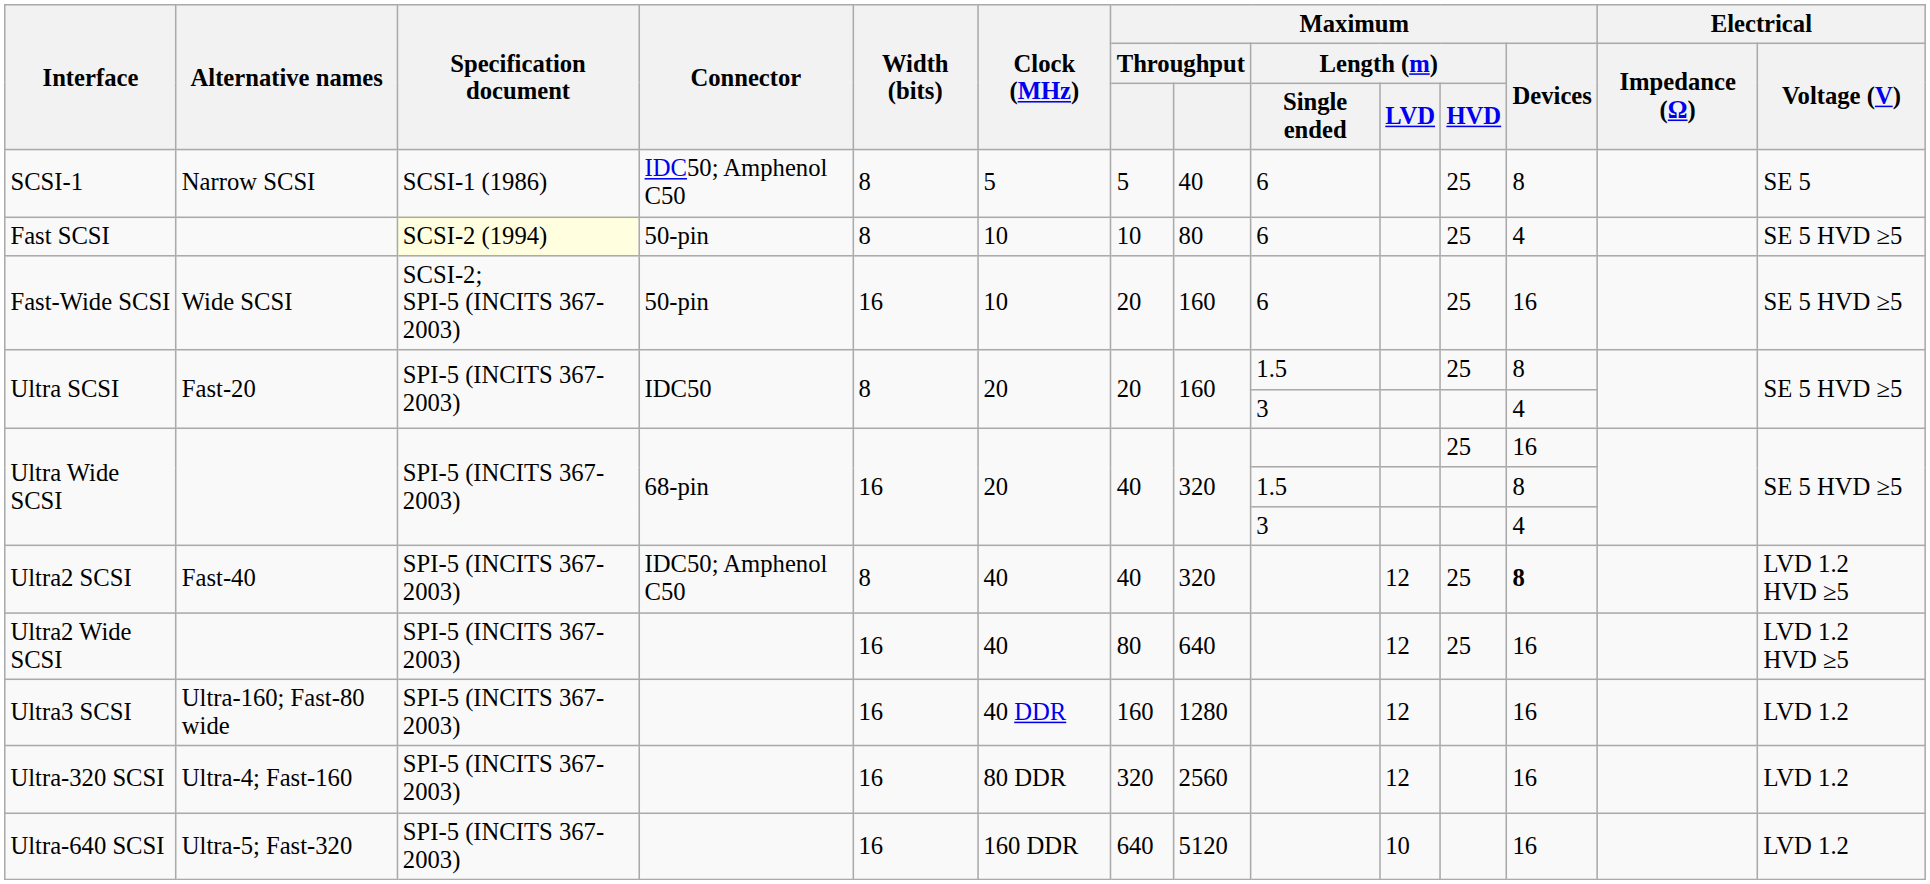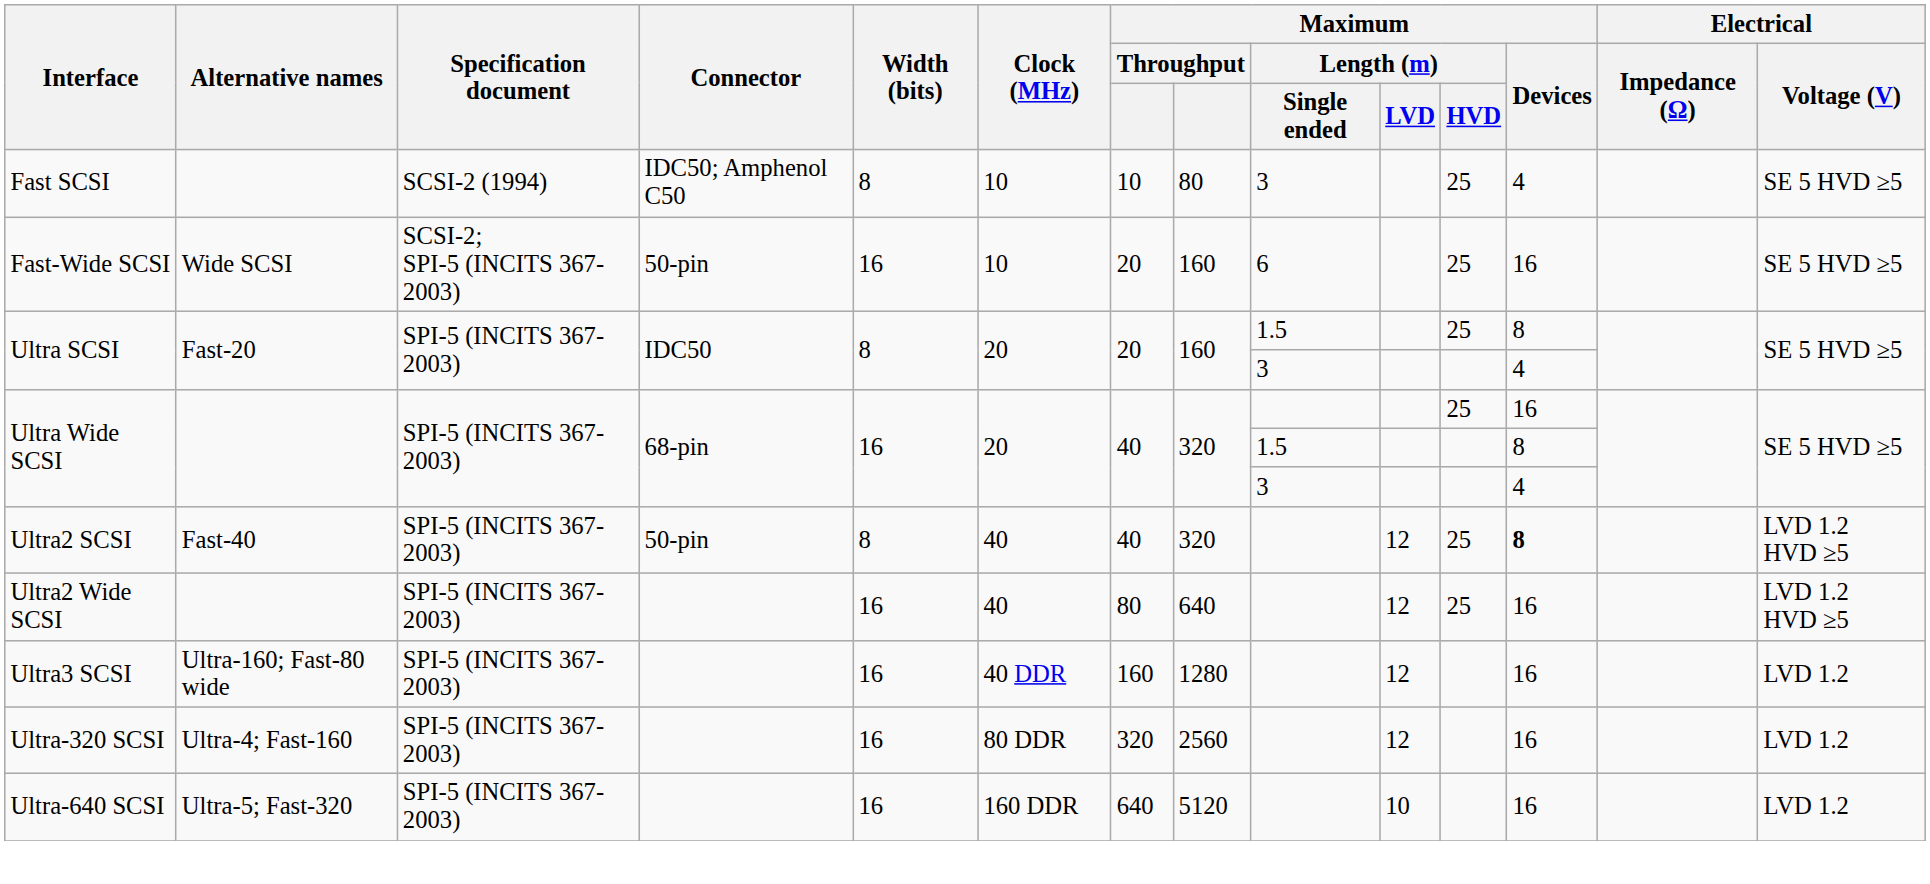- row: (47, 182)
(475, 235) lightyellow background -> (475, 182) no background
(677, 235) 50-pin -> (736, 182) IDC50; Amphenol C50
(1263, 235) 6 -> (1263, 182) 3
(736, 578) IDC50; Amphenol C50 -> (677, 539) 50-pin
